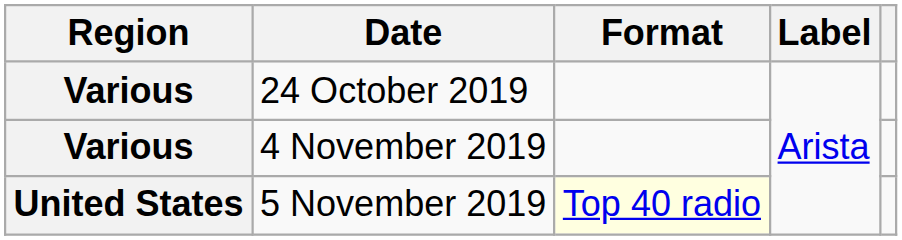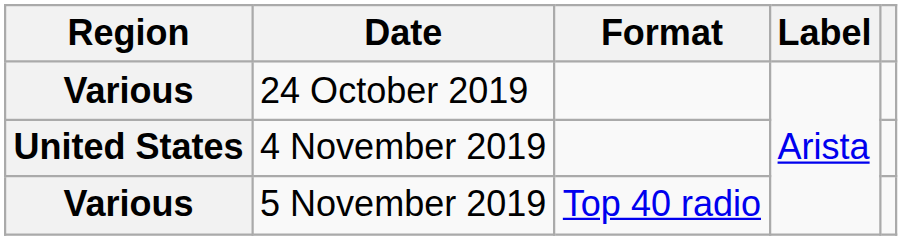(128, 147) Various -> (128, 147) United States
(128, 204) United States -> (128, 204) Various
(662, 204) lightyellow background -> (662, 204) no background
